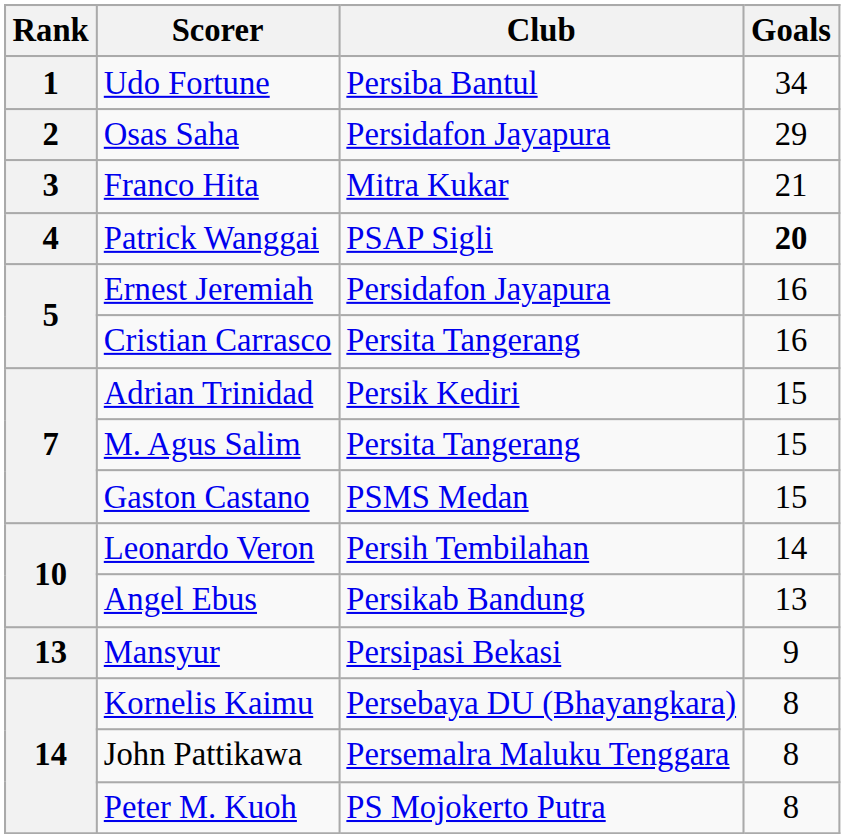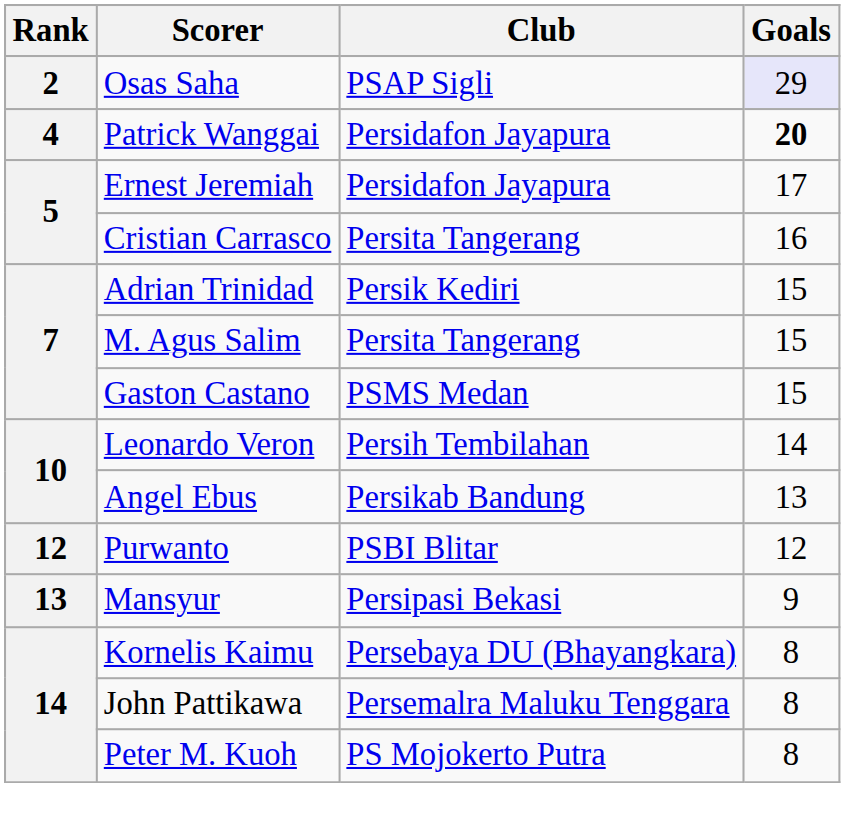- row: (187, 82)
(478, 133) Persidafon Jayapura -> (420, 82) PSAP Sigli
(791, 133) no background -> (791, 82) lavender background
- row: (181, 185)
(420, 237) PSAP Sigli -> (478, 133) Persidafon Jayapura
(791, 289) 16 -> (791, 185) 17
+ row: (166, 548)
